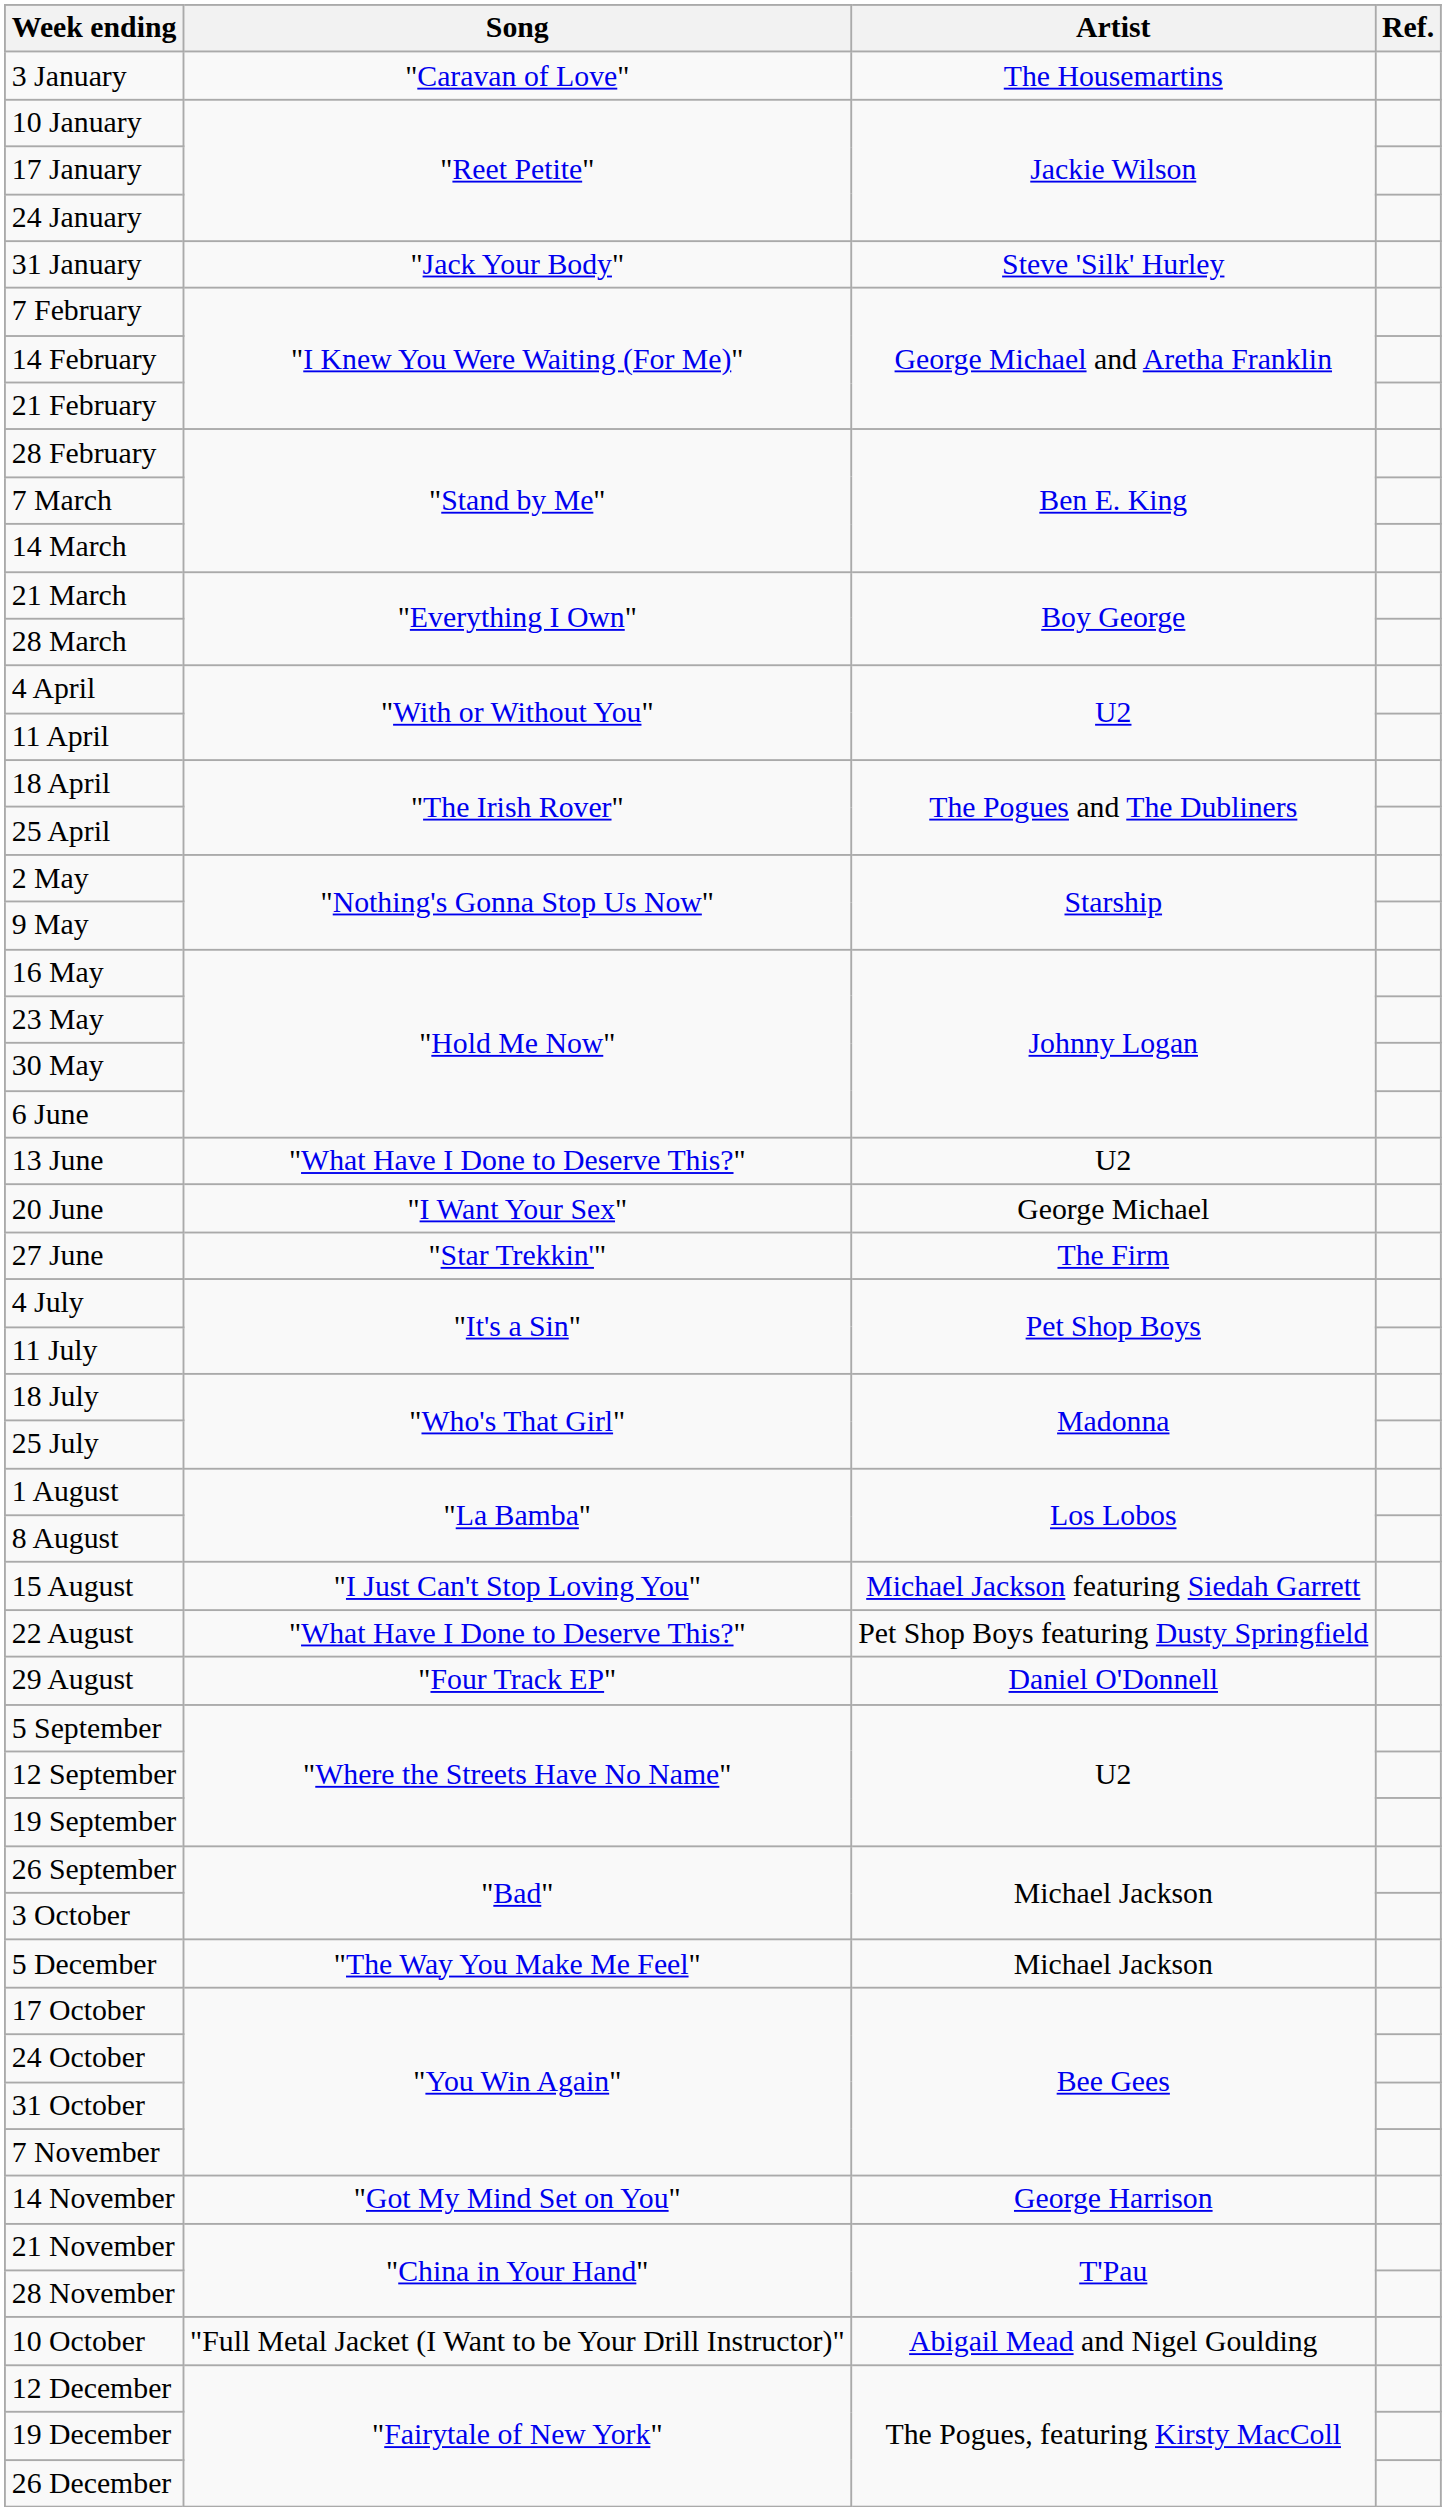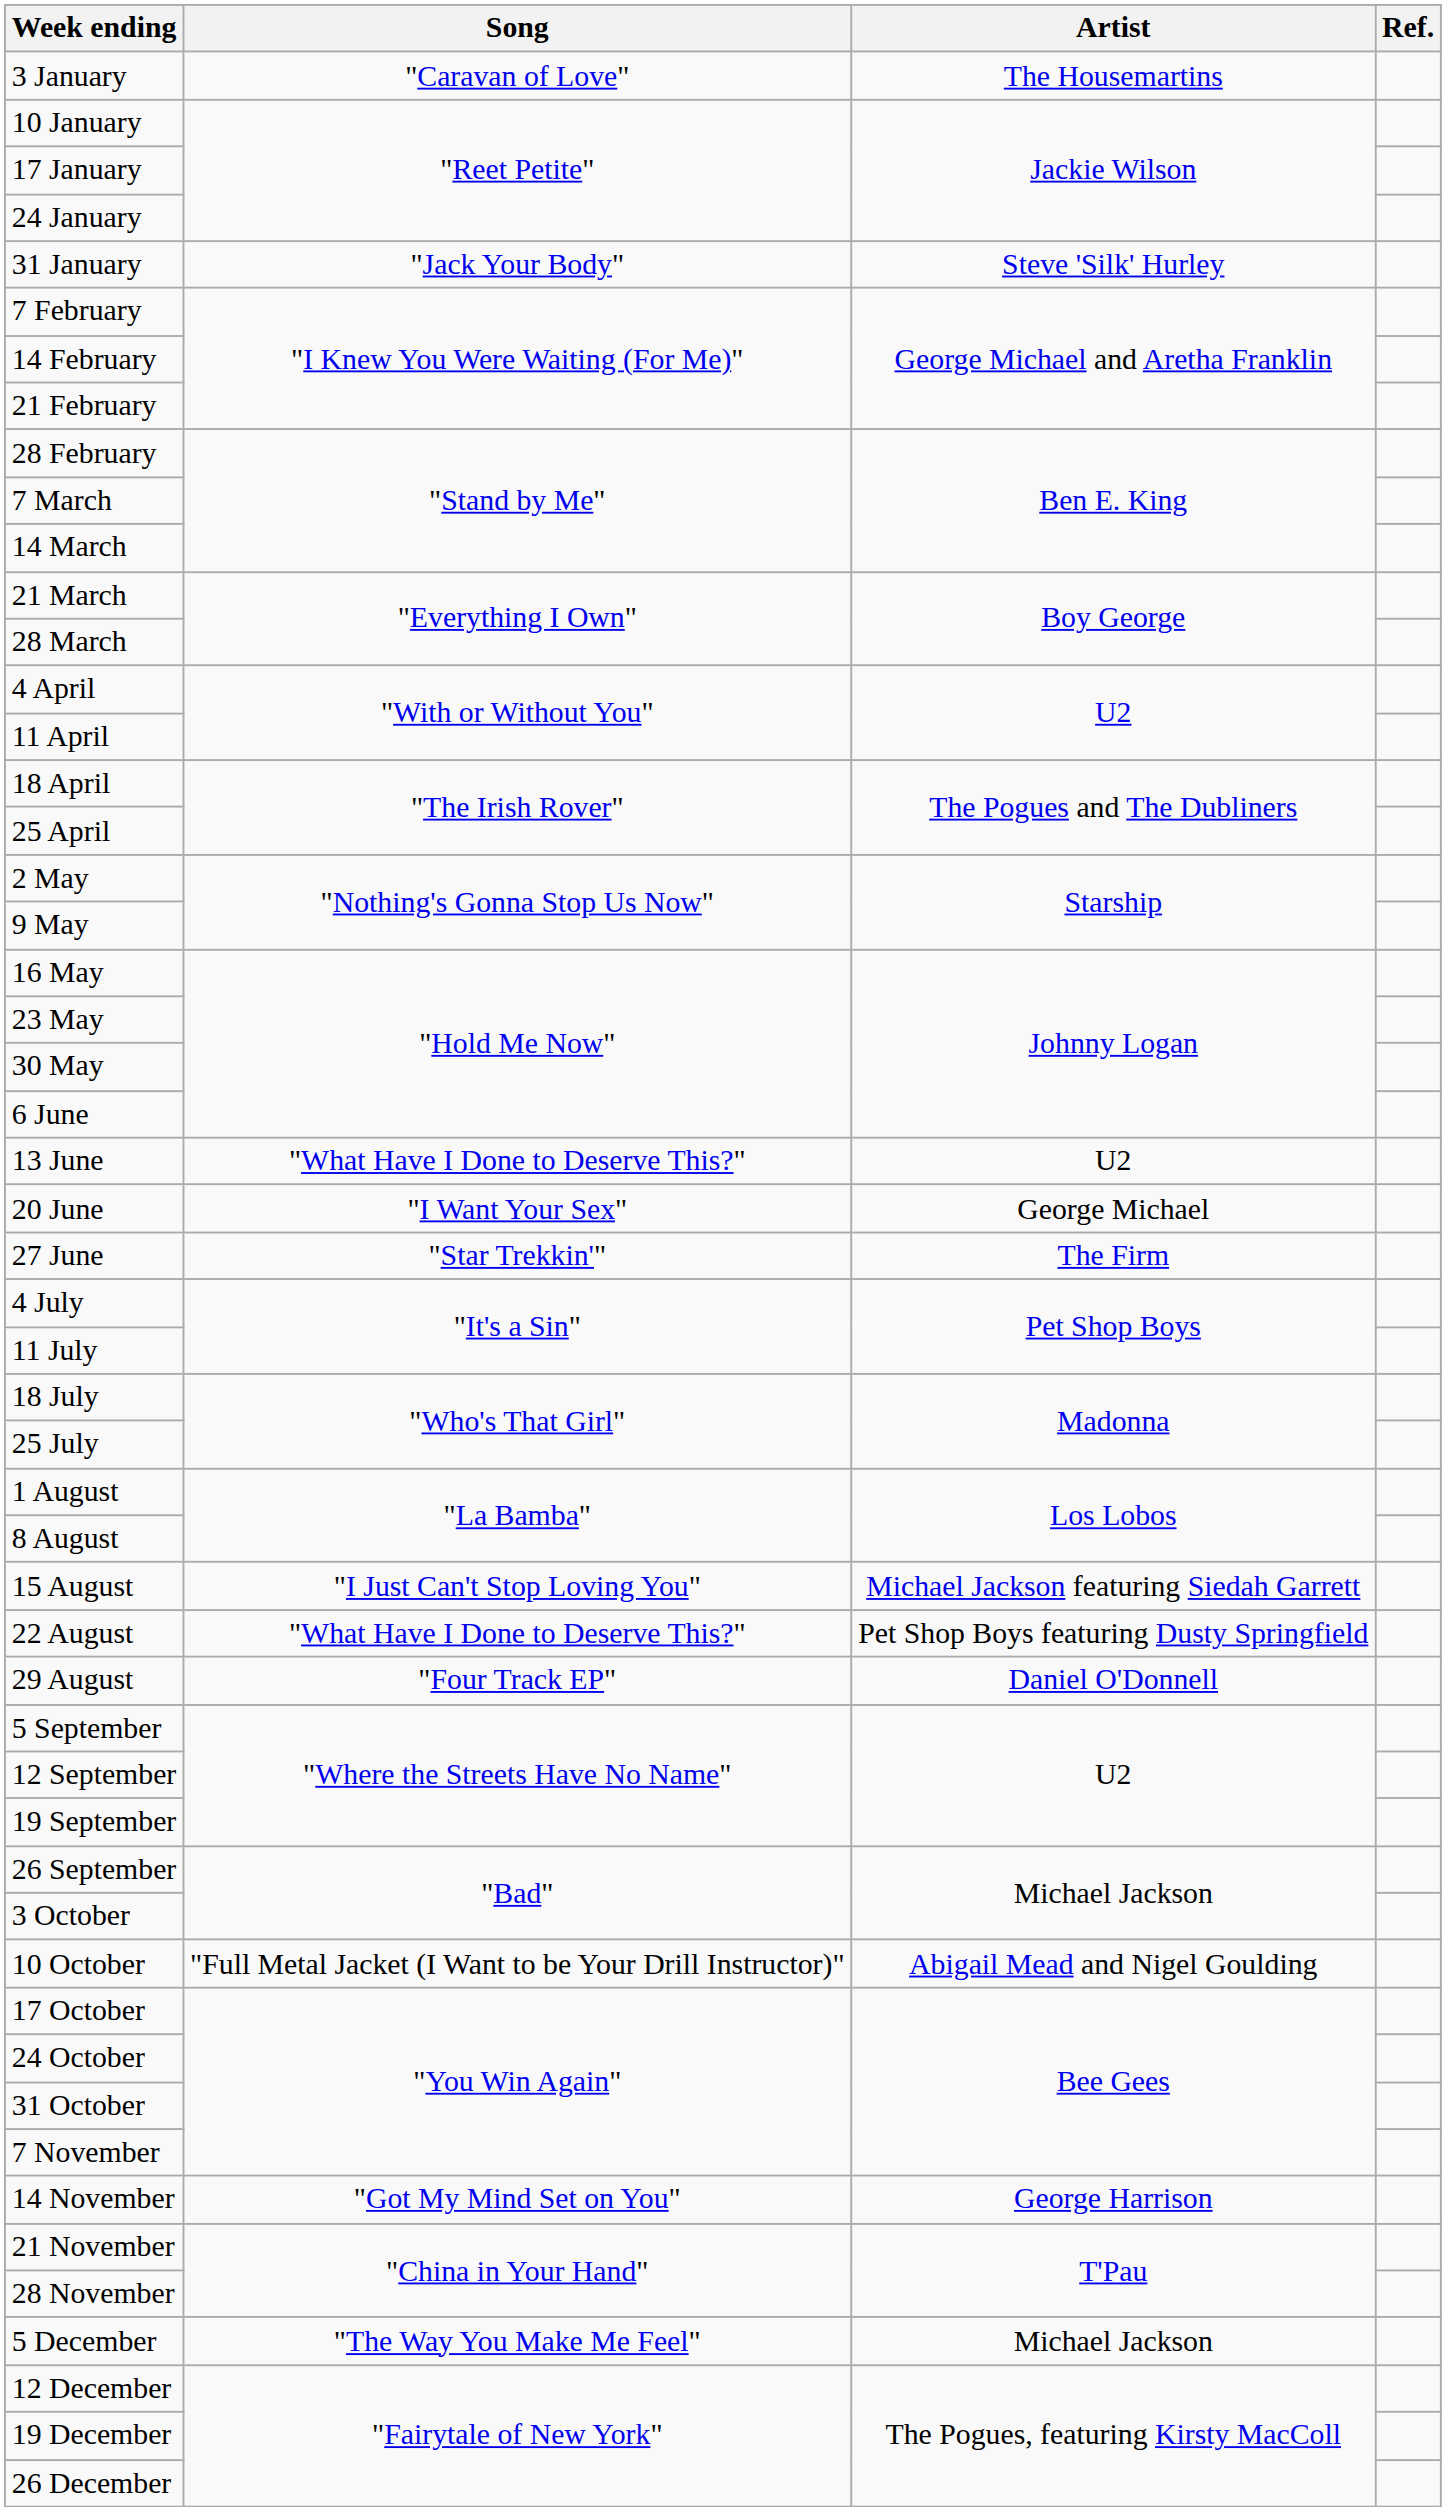rows swapped: (78, 2340) <-> (84, 1963)
